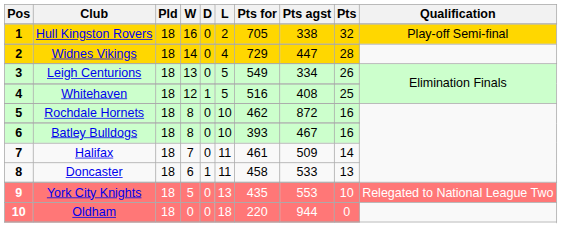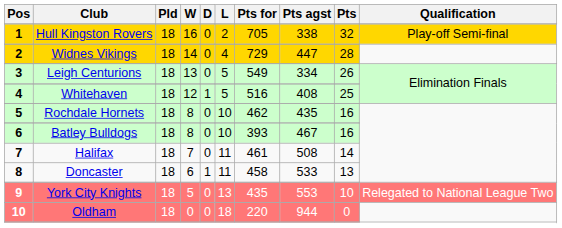(307, 113) 872 -> (307, 113) 435
(307, 152) 509 -> (307, 152) 508
